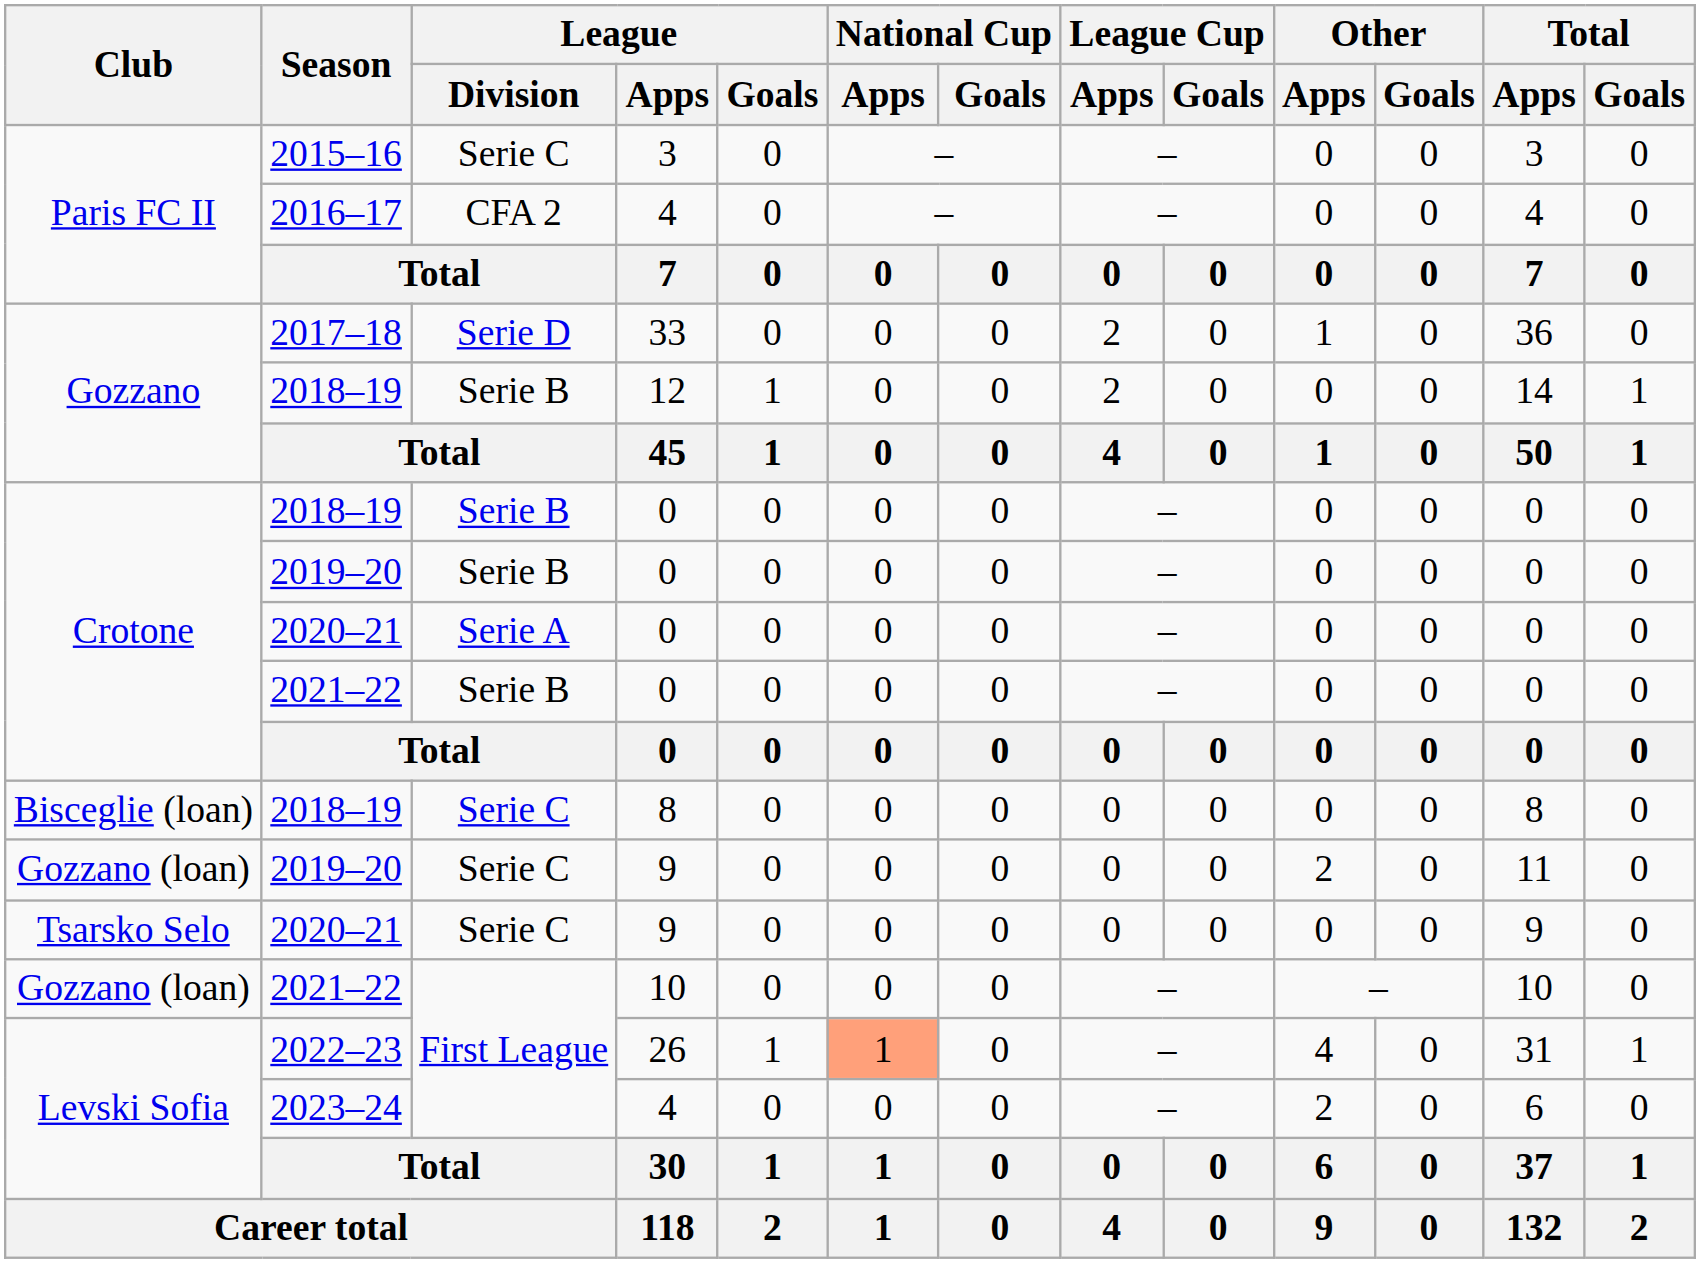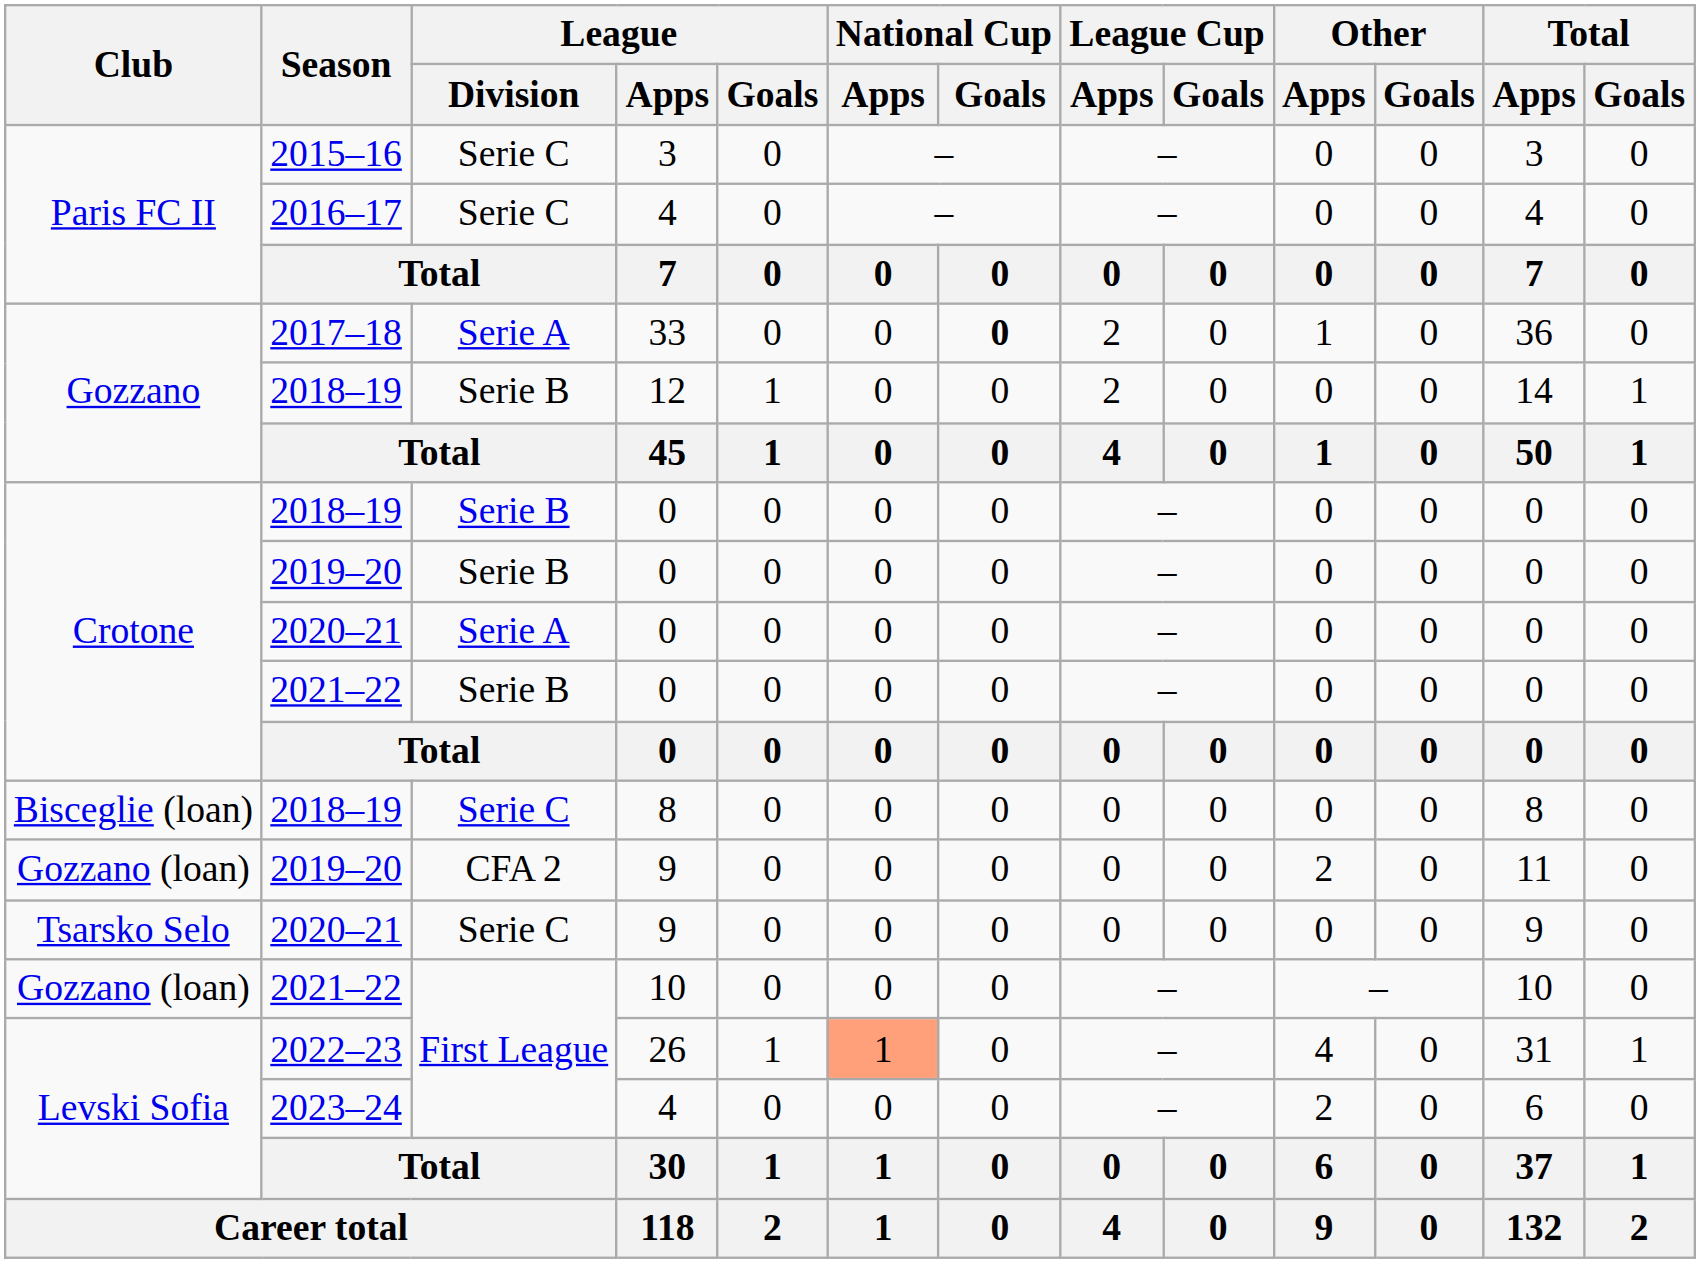(514, 213) CFA 2 -> (514, 213) Serie C
(514, 332) Serie D -> (514, 332) Serie A
(1000, 332) normal -> (1000, 332) bold
(514, 869) Serie C -> (514, 869) CFA 2
